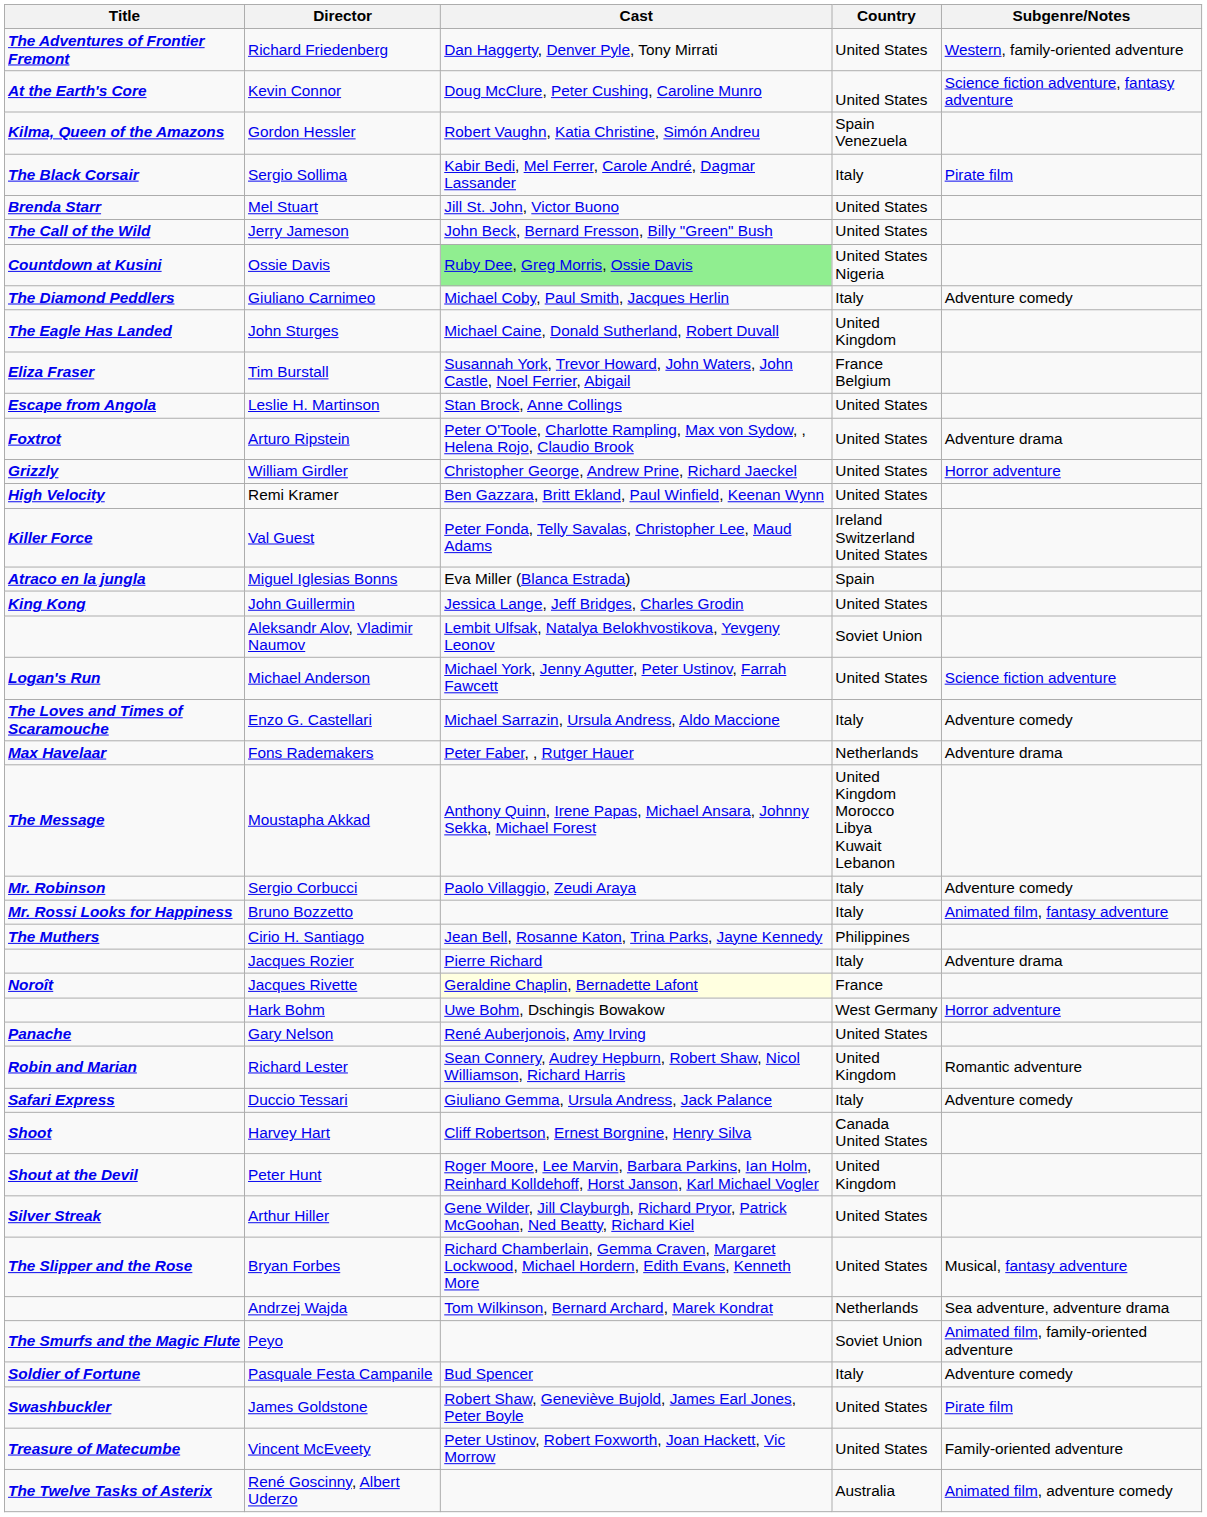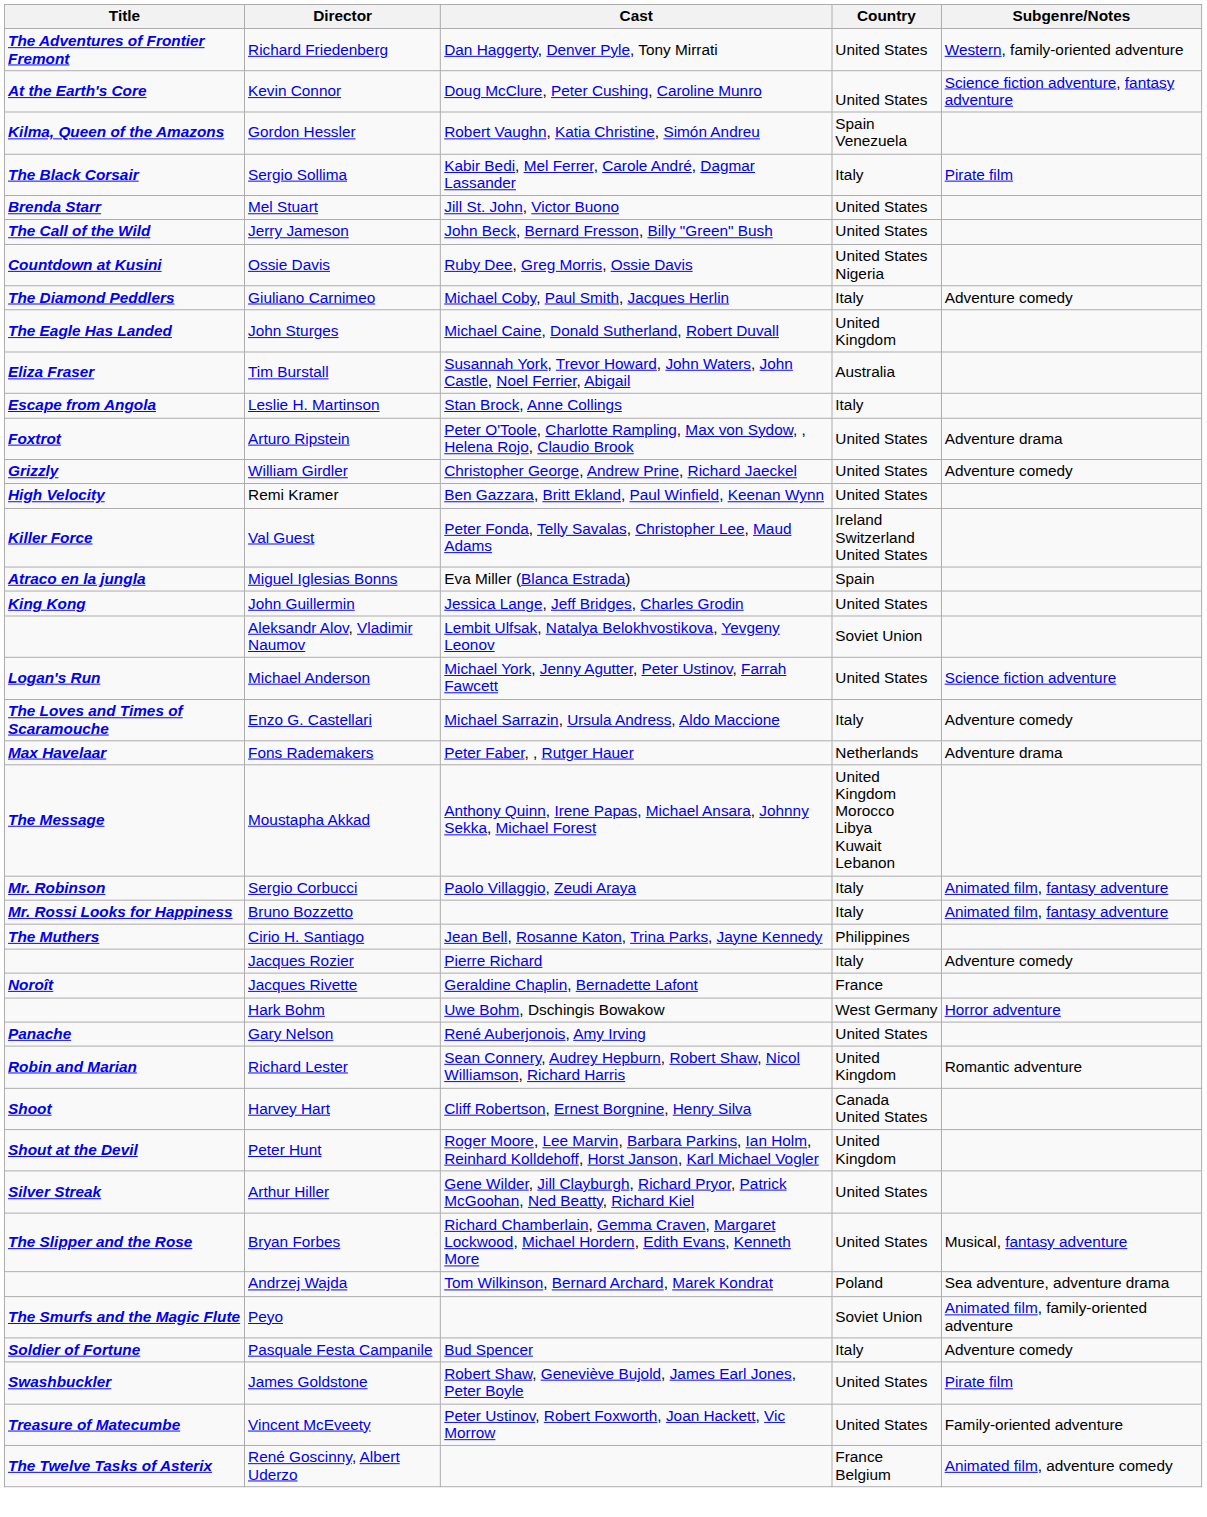(568, 264) lightgreen background -> (568, 264) no background
(863, 372) France Belgium -> (865, 372) Australia
(881, 405) United States -> (849, 405) Italy
(1003, 471) Horror adventure -> (1009, 471) Adventure comedy
(1009, 887) Adventure comedy -> (1057, 887) Animated film, fantasy adventure
(1004, 961) Adventure drama -> (1009, 961) Adventure comedy
(571, 985) lightyellow background -> (571, 985) no background
- row: (298, 1100)
(877, 1308) Netherlands -> (859, 1283) Poland
(865, 1490) Australia -> (863, 1466) France Belgium
